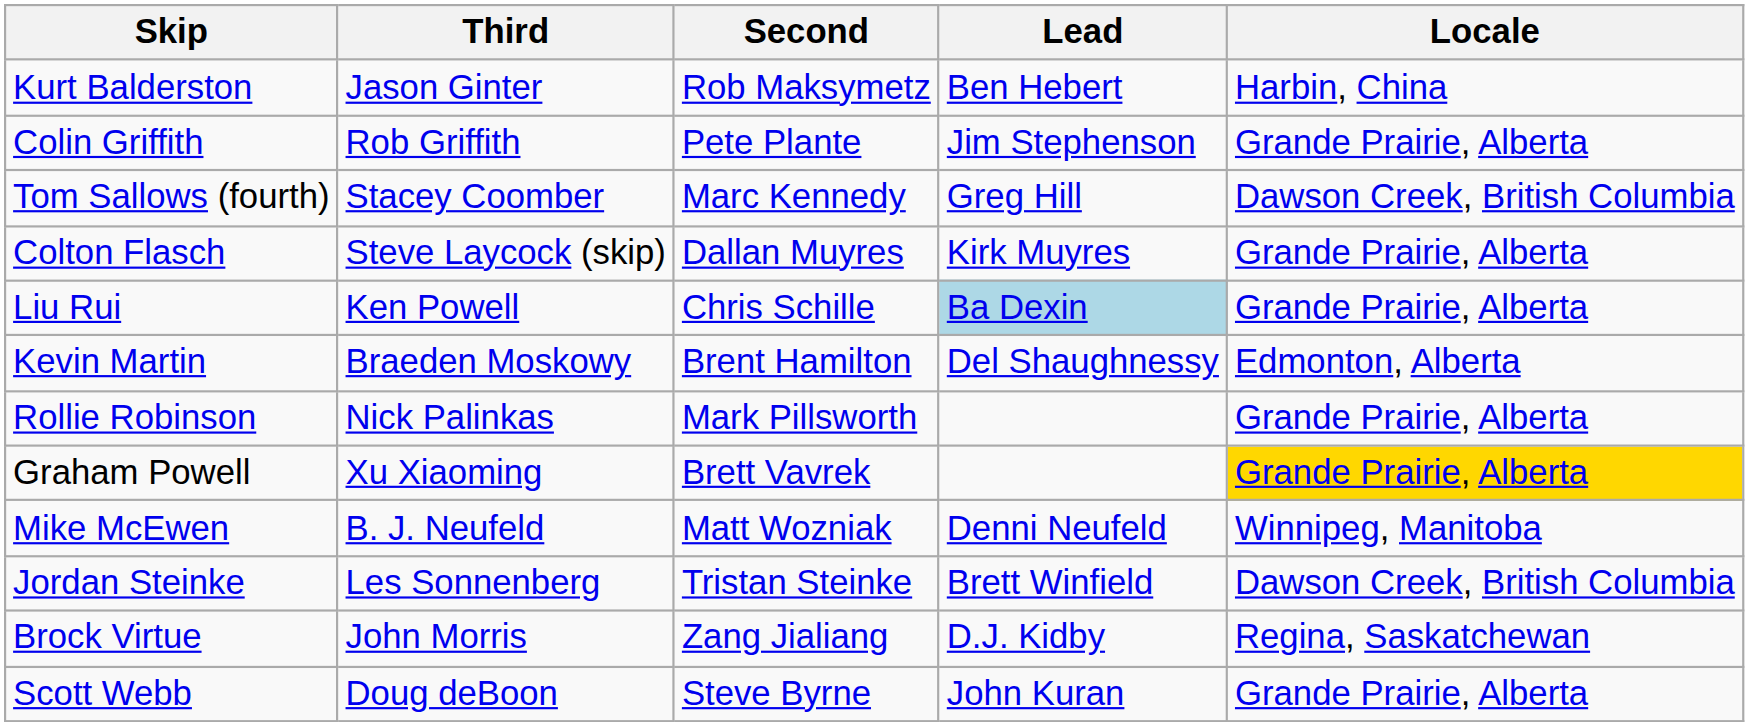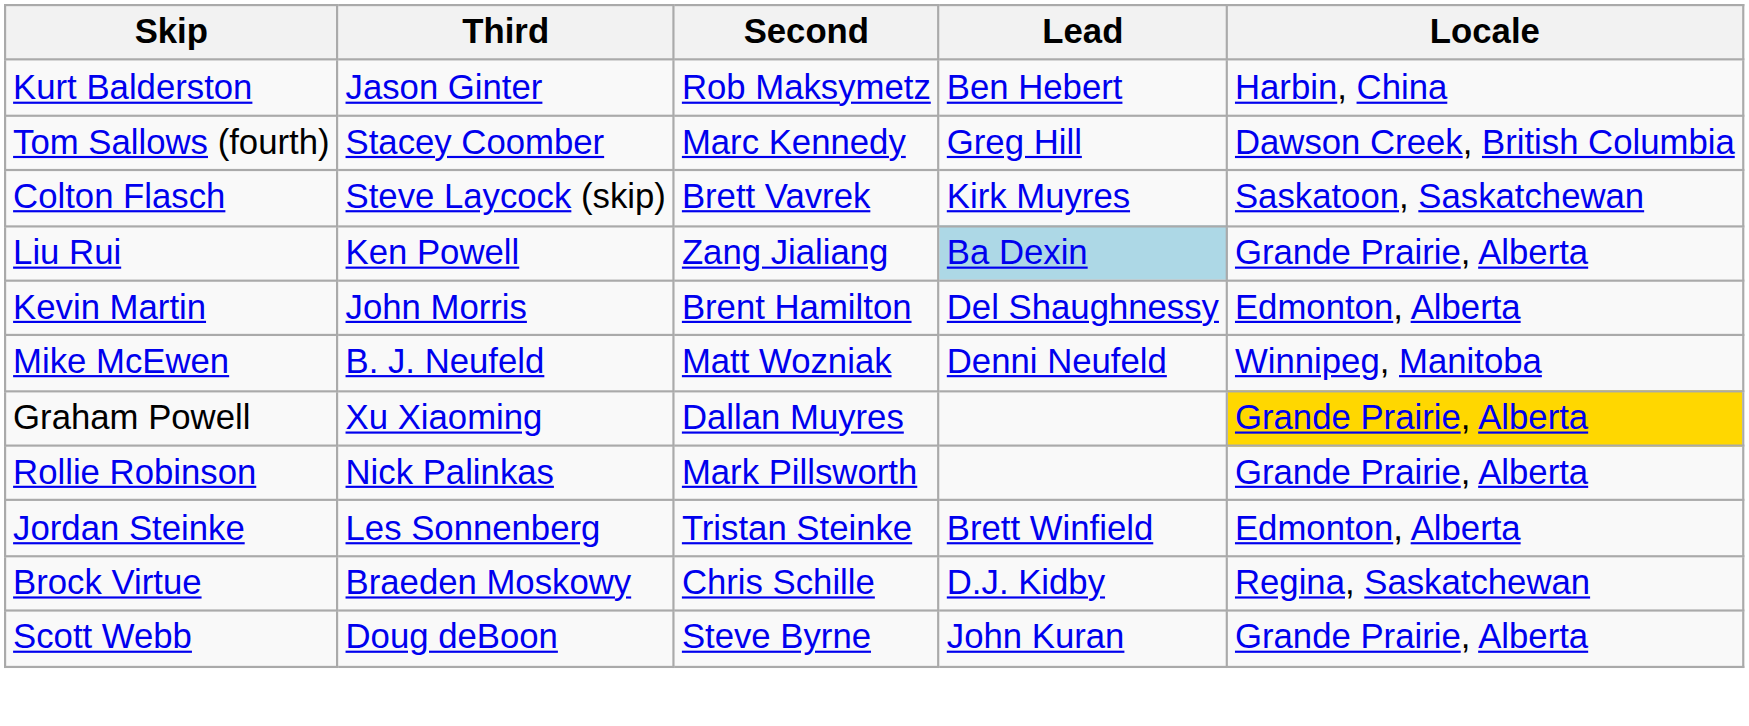- row: (108, 142)
(793, 252) Dallan Muyres -> (776, 197) Brett Vavrek
(1412, 252) Grande Prairie, Alberta -> (1440, 197) Saskatoon, Saskatchewan
(778, 307) Chris Schille -> (785, 252) Zang Jialiang
(488, 362) Braeden Moskowy -> (436, 307) John Morris
rows swapped: (121, 527) <-> (135, 417)
(776, 472) Brett Vavrek -> (793, 417) Dallan Muyres
(1485, 582) Dawson Creek, British Columbia -> (1378, 527) Edmonton, Alberta
(436, 637) John Morris -> (488, 582) Braeden Moskowy
(785, 637) Zang Jialiang -> (778, 582) Chris Schille
